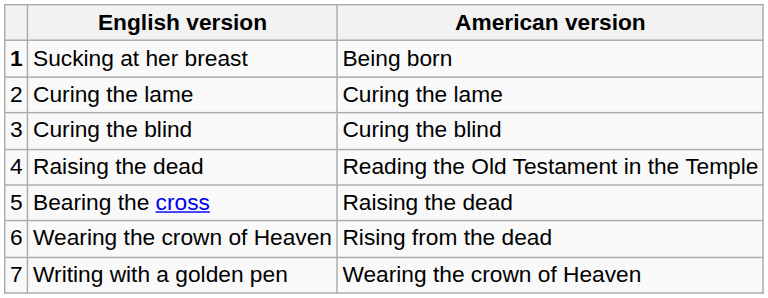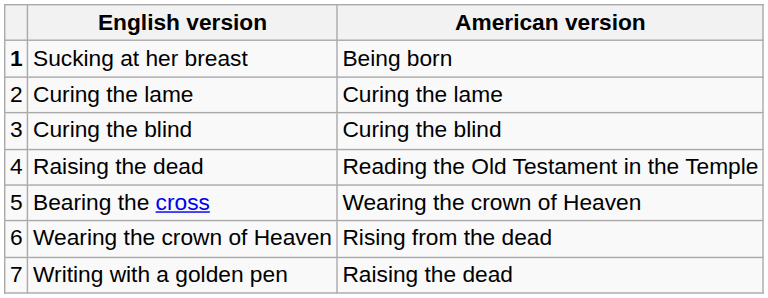(428, 202) Raising the dead -> (492, 202) Wearing the crown of Heaven
(492, 274) Wearing the crown of Heaven -> (428, 274) Raising the dead
